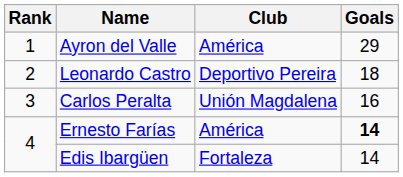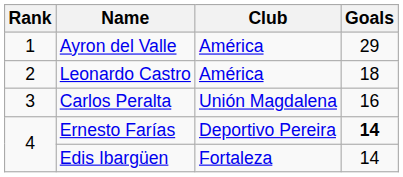(267, 74) Deportivo Pereira -> (231, 74) América
(231, 130) América -> (267, 130) Deportivo Pereira
